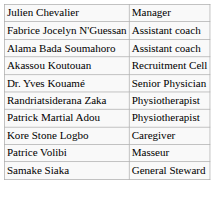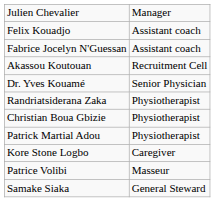+ row: (39, 30)
- row: (61, 48)
+ row: (56, 118)
